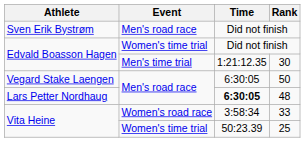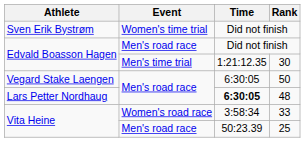(159, 30) Men's road race -> (164, 30) Women's time trial
(164, 46) Women's time trial -> (159, 46) Men's road race
(164, 129) Women's time trial -> (159, 129) Men's road race
